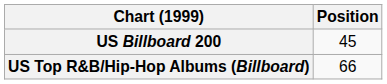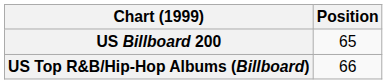(348, 41) 45 -> (348, 41) 65
